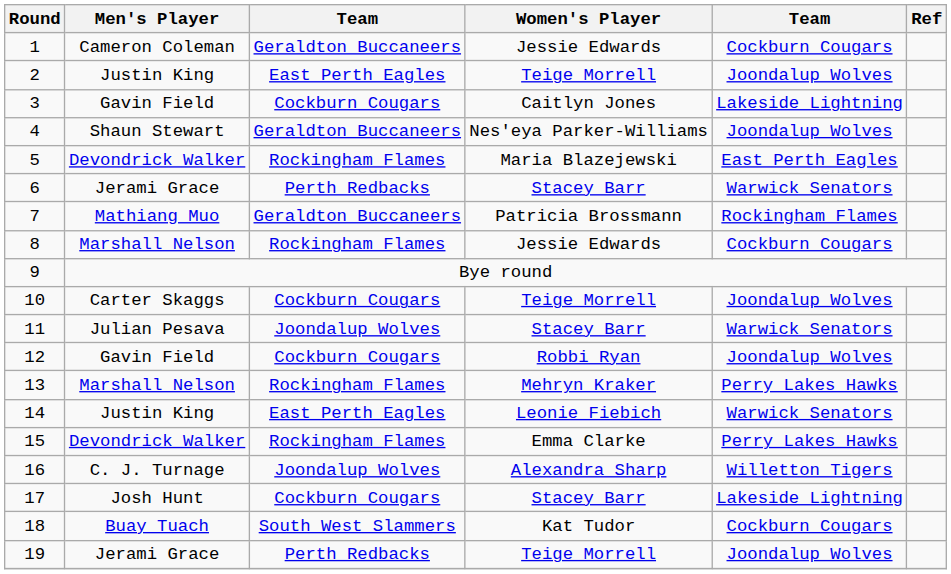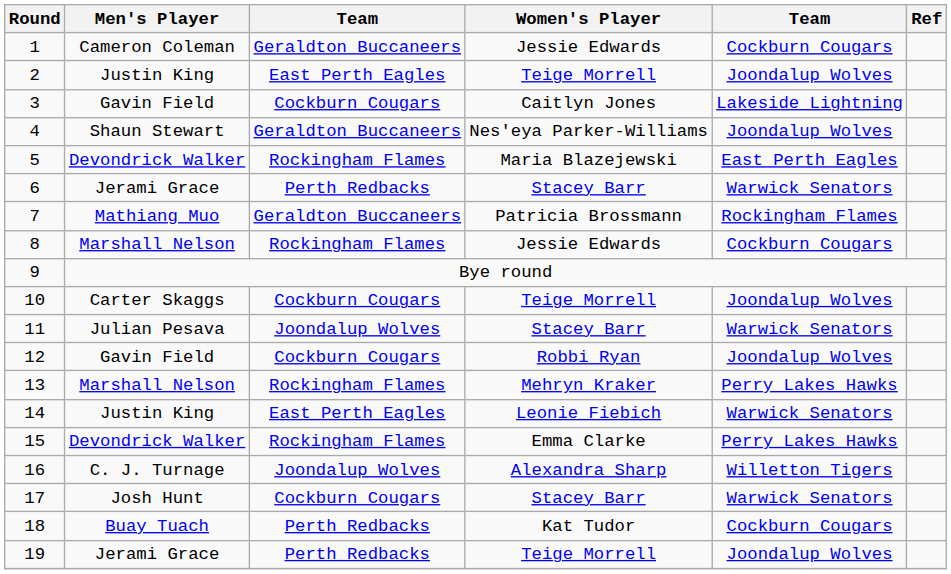(810, 498) Lakeside Lightning -> (810, 498) Warwick Senators
(357, 526) South West Slammers -> (357, 526) Perth Redbacks
